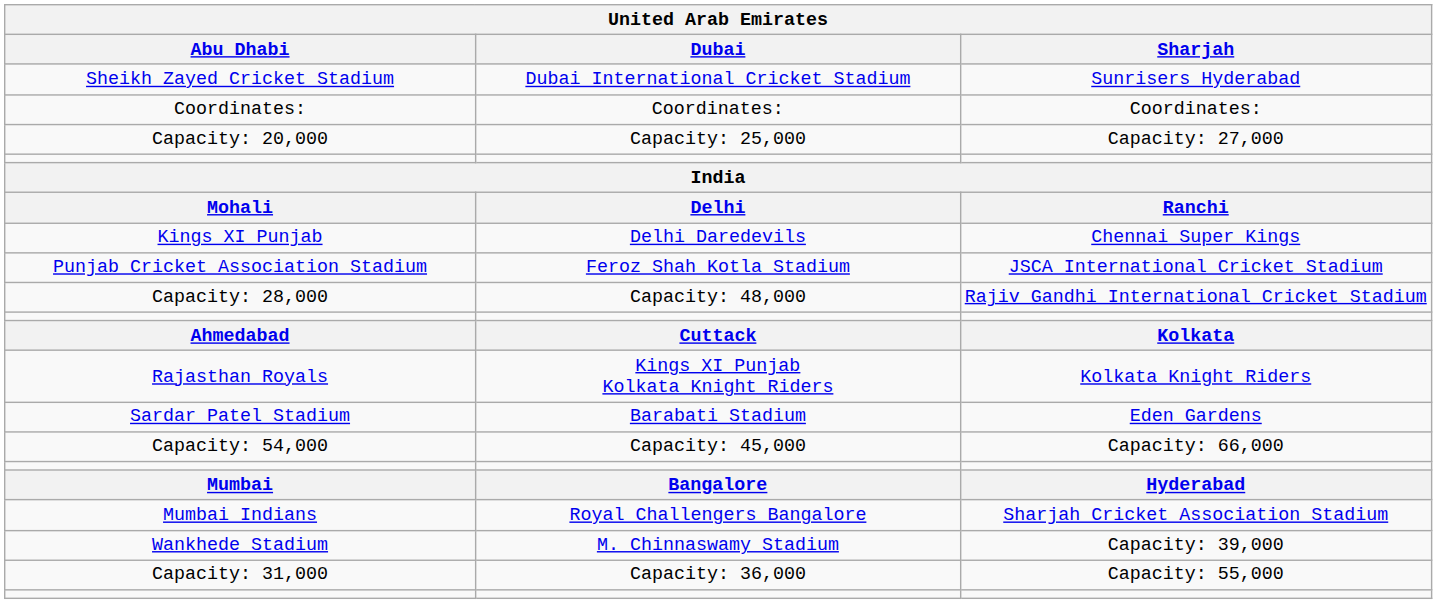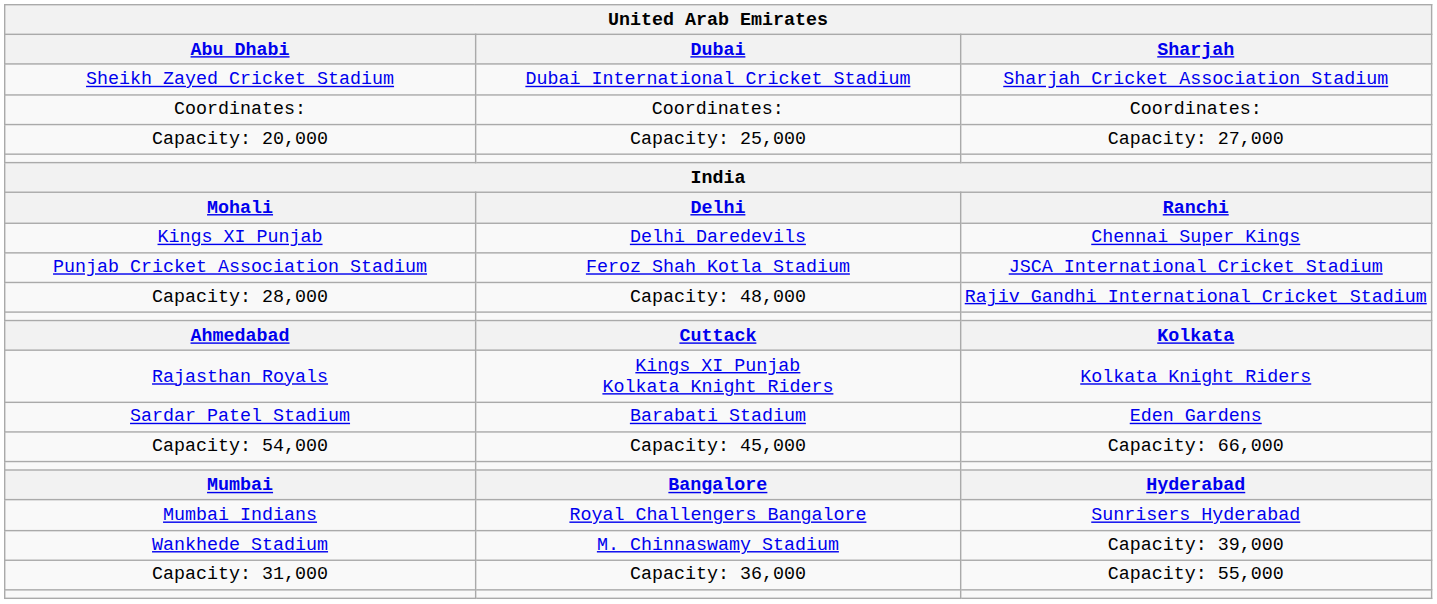(1196, 79) Sunrisers Hyderabad -> (1196, 79) Sharjah Cricket Association Stadium
(1196, 515) Sharjah Cricket Association Stadium -> (1196, 515) Sunrisers Hyderabad
